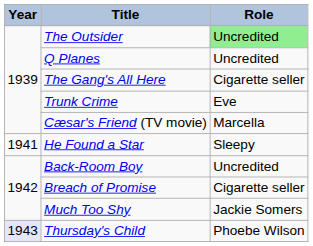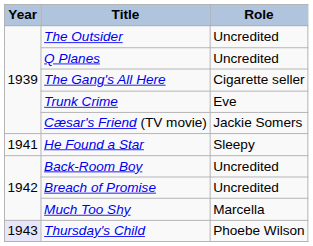(246, 36) lightgreen background -> (246, 36) no background
(239, 123) Marcella -> (258, 123) Jackie Somers
(259, 187) Cigarette seller -> (246, 187) Uncredited
(258, 209) Jackie Somers -> (239, 209) Marcella
